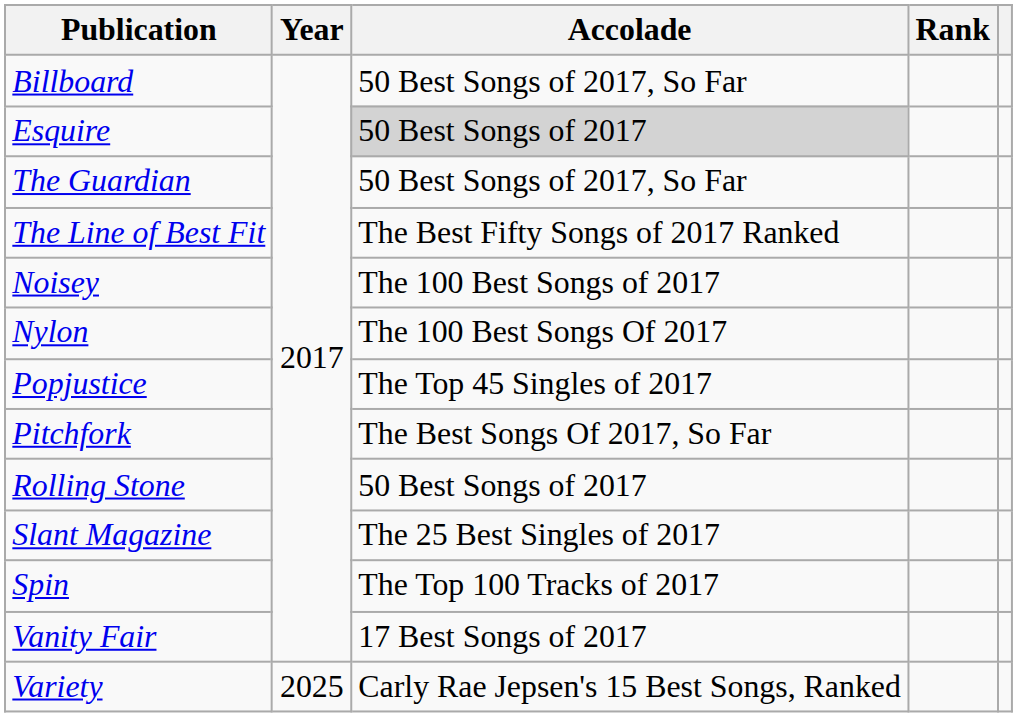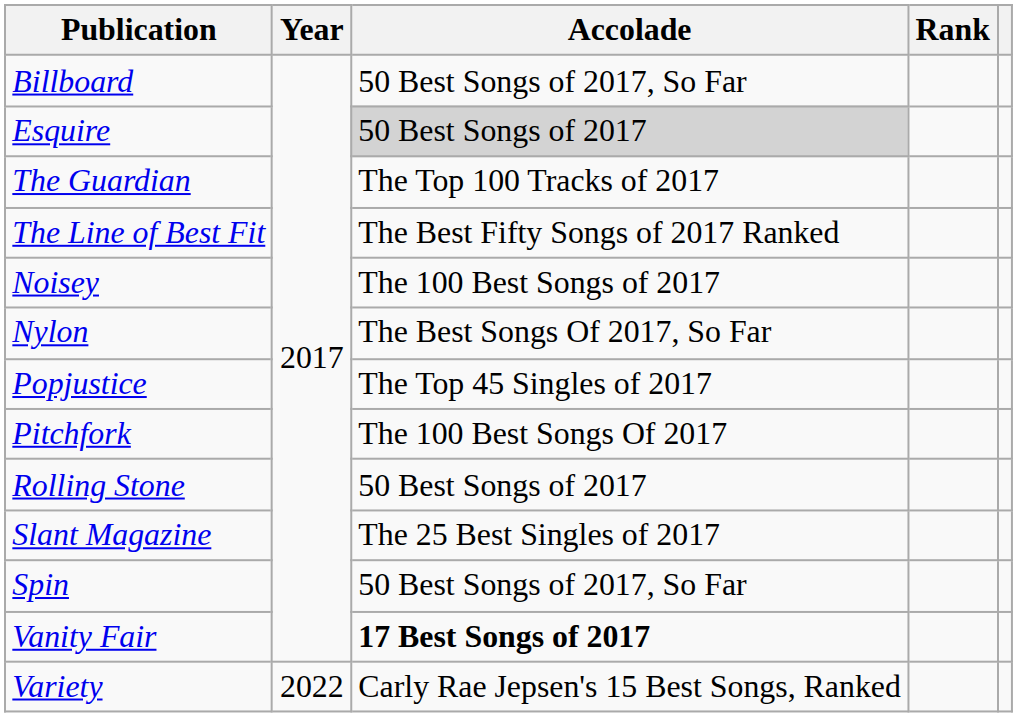(552, 181) 50 Best Songs of 2017, So Far -> (539, 181) The Top 100 Tracks of 2017
(543, 332) The 100 Best Songs Of 2017 -> (565, 332) The Best Songs Of 2017, So Far
(565, 433) The Best Songs Of 2017, So Far -> (543, 433) The 100 Best Songs Of 2017
(539, 585) The Top 100 Tracks of 2017 -> (552, 585) 50 Best Songs of 2017, So Far
(502, 635) normal -> (504, 635) bold
(312, 686) 2025 -> (312, 686) 2022
